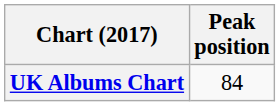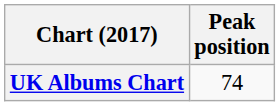(232, 82) 84 -> (232, 82) 74
